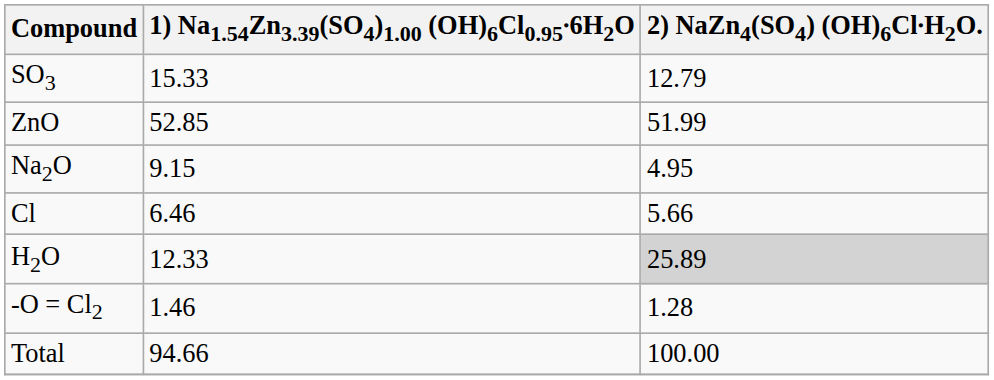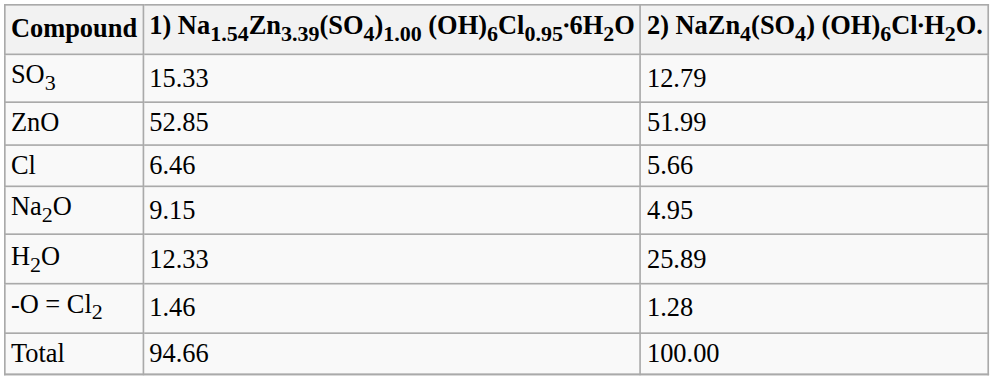rows swapped: (41, 168) <-> (23, 213)
(677, 258) lightgrey background -> (677, 258) no background
